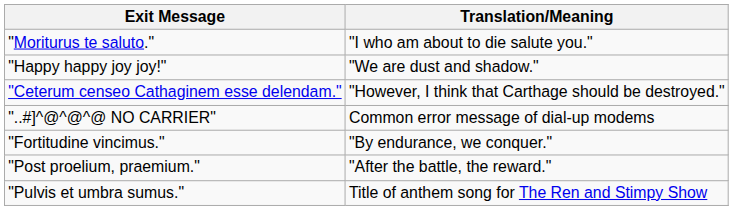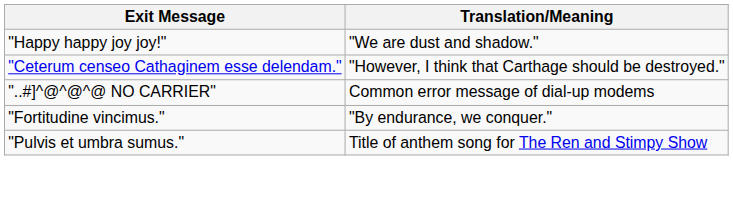- row: (81, 42)
- row: (104, 167)
